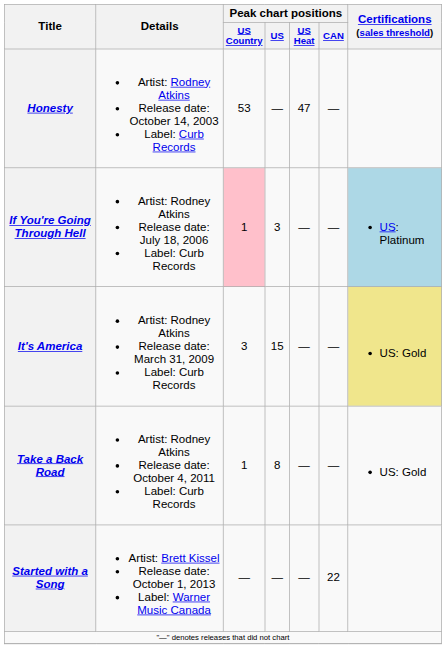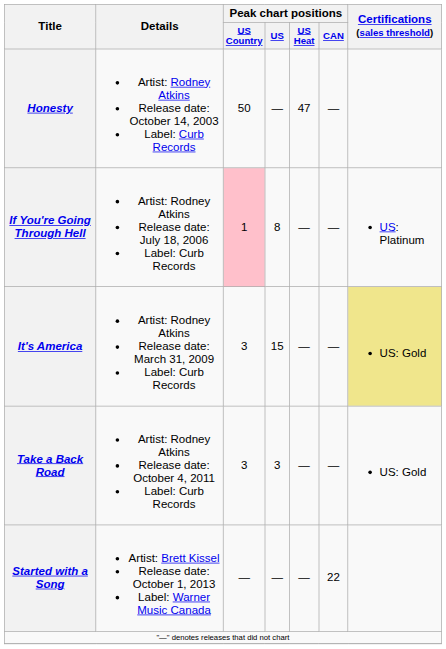(244, 108) 53 -> (244, 108) 50
(277, 227) 3 -> (277, 227) 8
(395, 234) lightblue background -> (395, 234) no background
(244, 465) 1 -> (244, 465) 3
(277, 465) 8 -> (277, 465) 3
